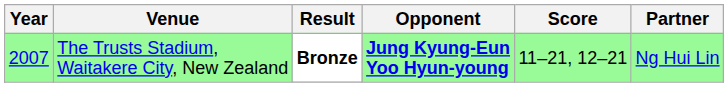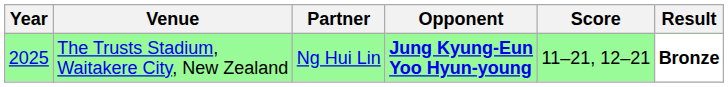columns swapped: (678, 19) <-> (327, 19)
(29, 58) 2007 -> (29, 58) 2025
